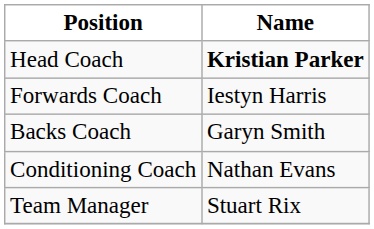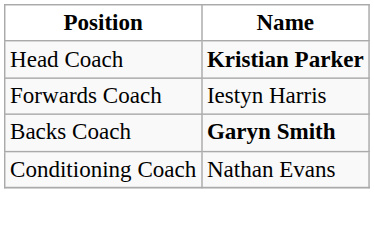(266, 132) normal -> (271, 132) bold
- row: (79, 205)
